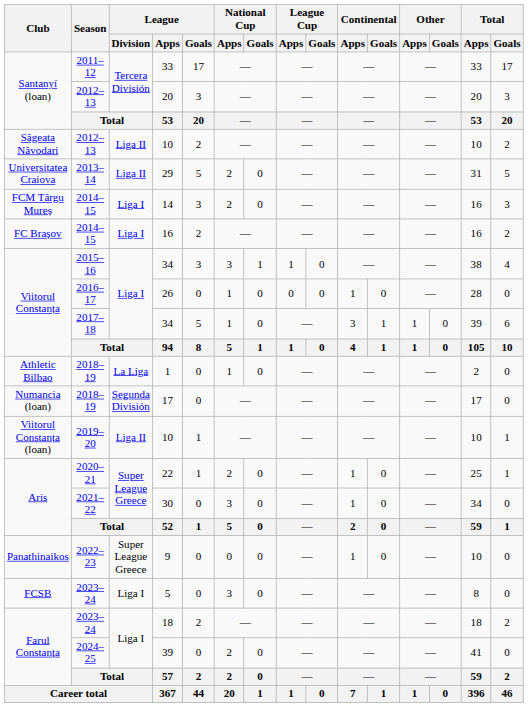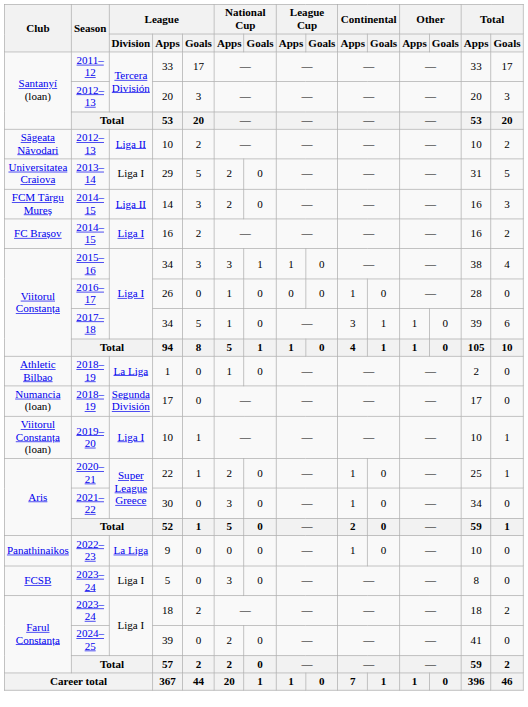(131, 174) Liga II -> (131, 174) Liga I
(131, 204) Liga I -> (131, 204) Liga II
(131, 437) Liga II -> (131, 437) Liga I
(131, 557) Super League Greece -> (131, 550) La Liga
